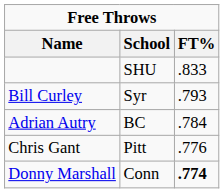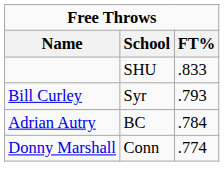- row: (44, 148)
(192, 174) bold -> (192, 148) normal
